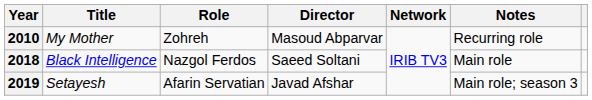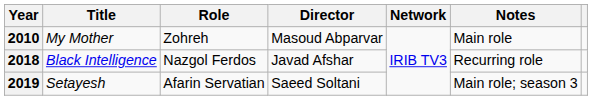(498, 38) Recurring role -> (483, 38) Main role
(316, 60) Saeed Soltani -> (312, 60) Javad Afshar
(483, 60) Main role -> (498, 60) Recurring role
(312, 83) Javad Afshar -> (316, 83) Saeed Soltani
